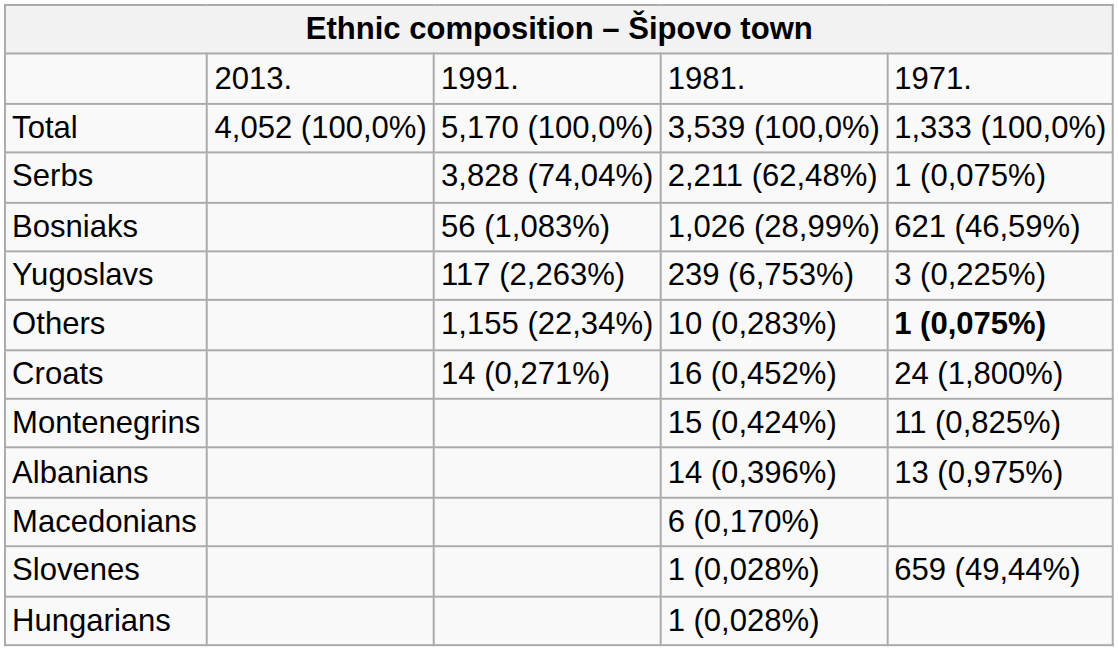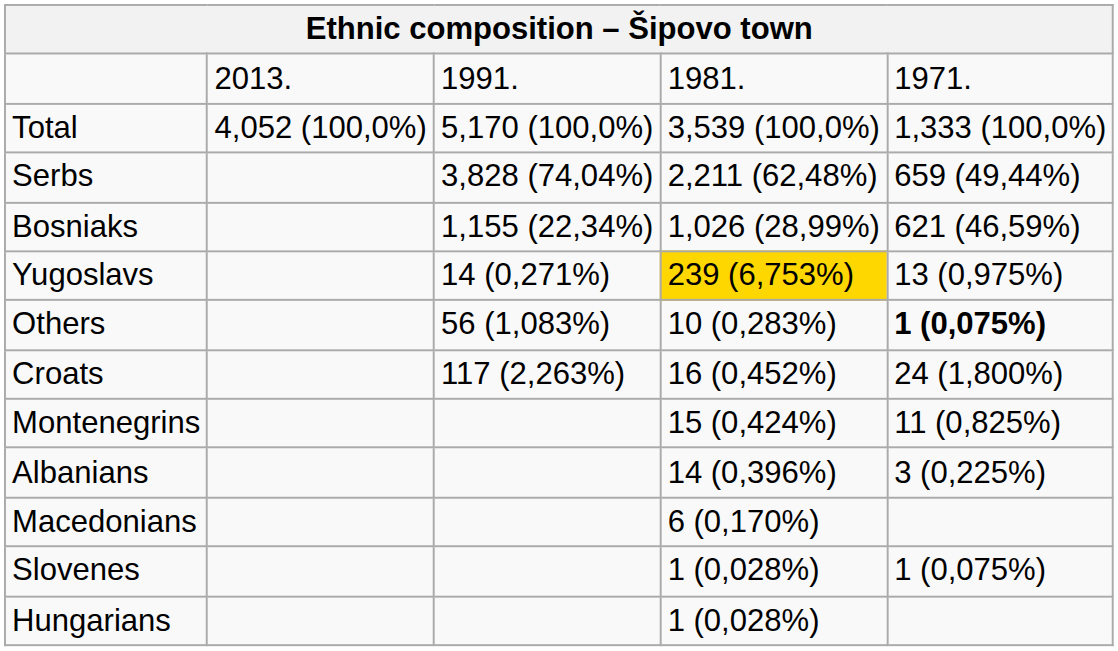(970, 176) 1 (0,075%) -> (987, 176) 659 (49,44%)
(526, 226) 56 (1,083%) -> (547, 226) 1,155 (22,34%)
(533, 275) 117 (2,263%) -> (526, 275) 14 (0,271%)
(761, 275) no background -> (761, 275) gold background
(970, 275) 3 (0,225%) -> (979, 275) 13 (0,975%)
(547, 324) 1,155 (22,34%) -> (526, 324) 56 (1,083%)
(526, 373) 14 (0,271%) -> (533, 373) 117 (2,263%)
(979, 472) 13 (0,975%) -> (970, 472) 3 (0,225%)
(987, 570) 659 (49,44%) -> (970, 570) 1 (0,075%)
